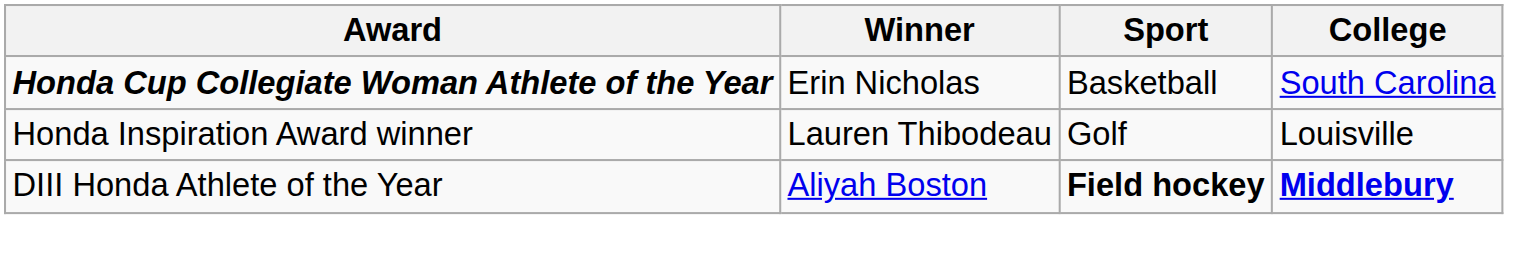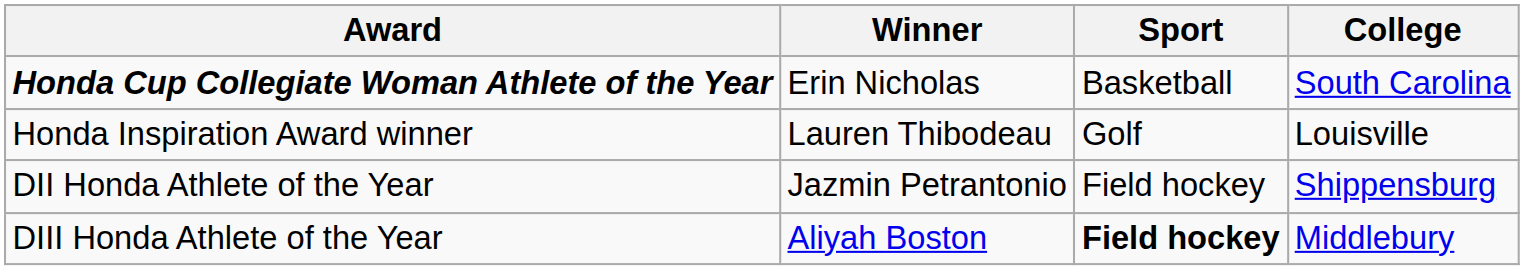+ row: (223, 185)
(1367, 185) bold -> (1375, 237) normal
